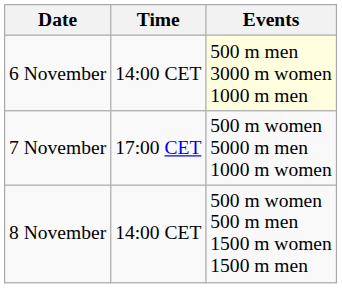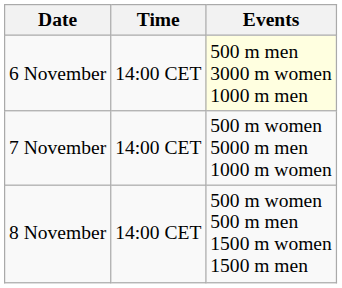(158, 147) 17:00 CET -> (158, 147) 14:00 CET
